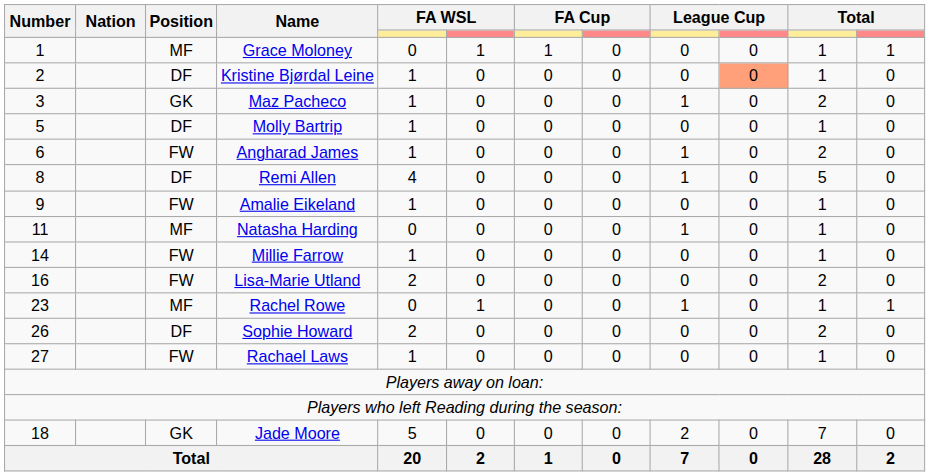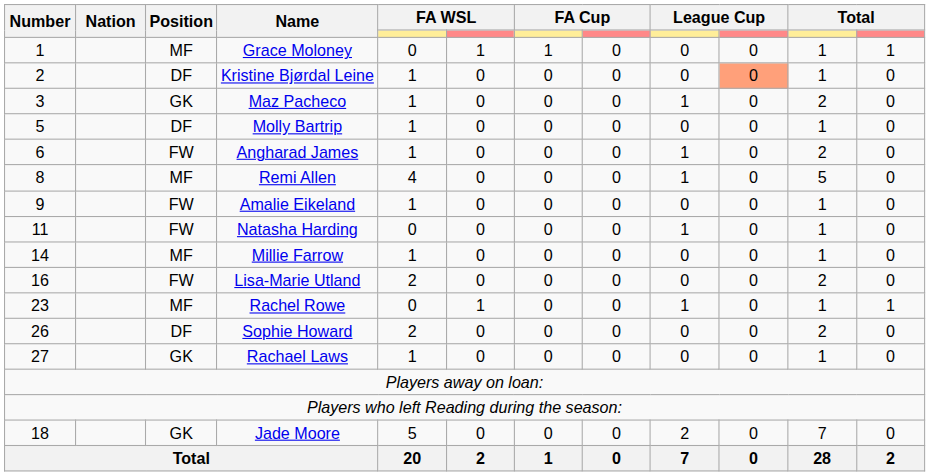(181, 178) DF -> (181, 178) MF
(181, 229) MF -> (181, 229) FW
(181, 255) FW -> (181, 255) MF
(181, 357) FW -> (181, 357) GK
